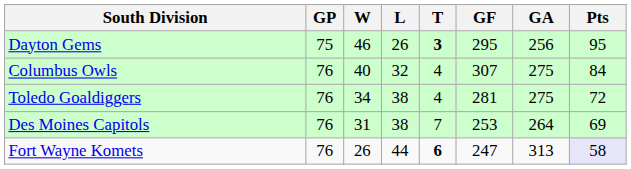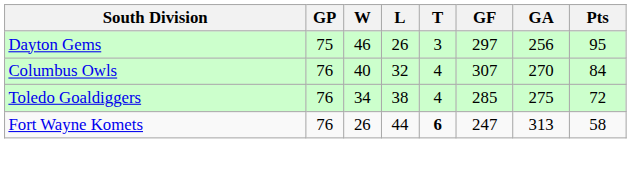(438, 44) bold -> (438, 44) normal
(485, 44) 295 -> (485, 44) 297
(541, 71) 275 -> (541, 71) 270
(485, 97) 281 -> (485, 97) 285
- row: (79, 124)
(598, 151) lavender background -> (598, 124) no background
